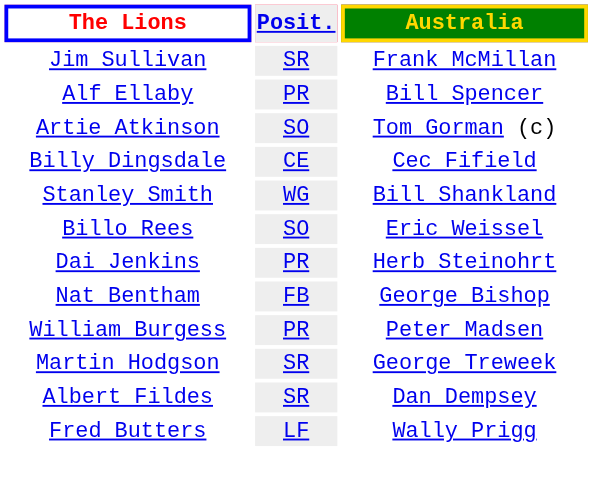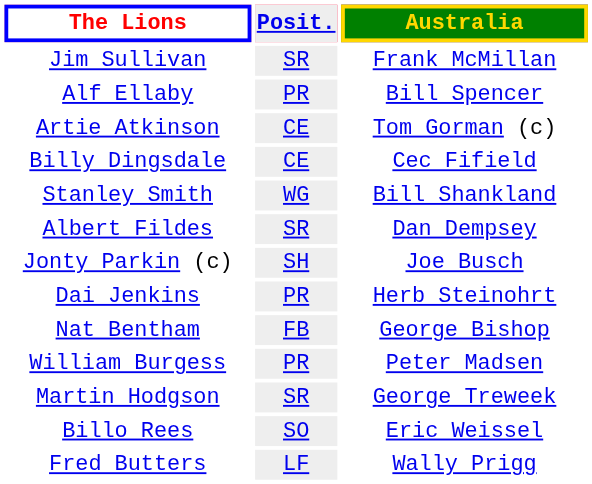(296, 128) SO -> (296, 128) CE
rows swapped: (128, 229) <-> (128, 397)
+ row: (128, 263)
